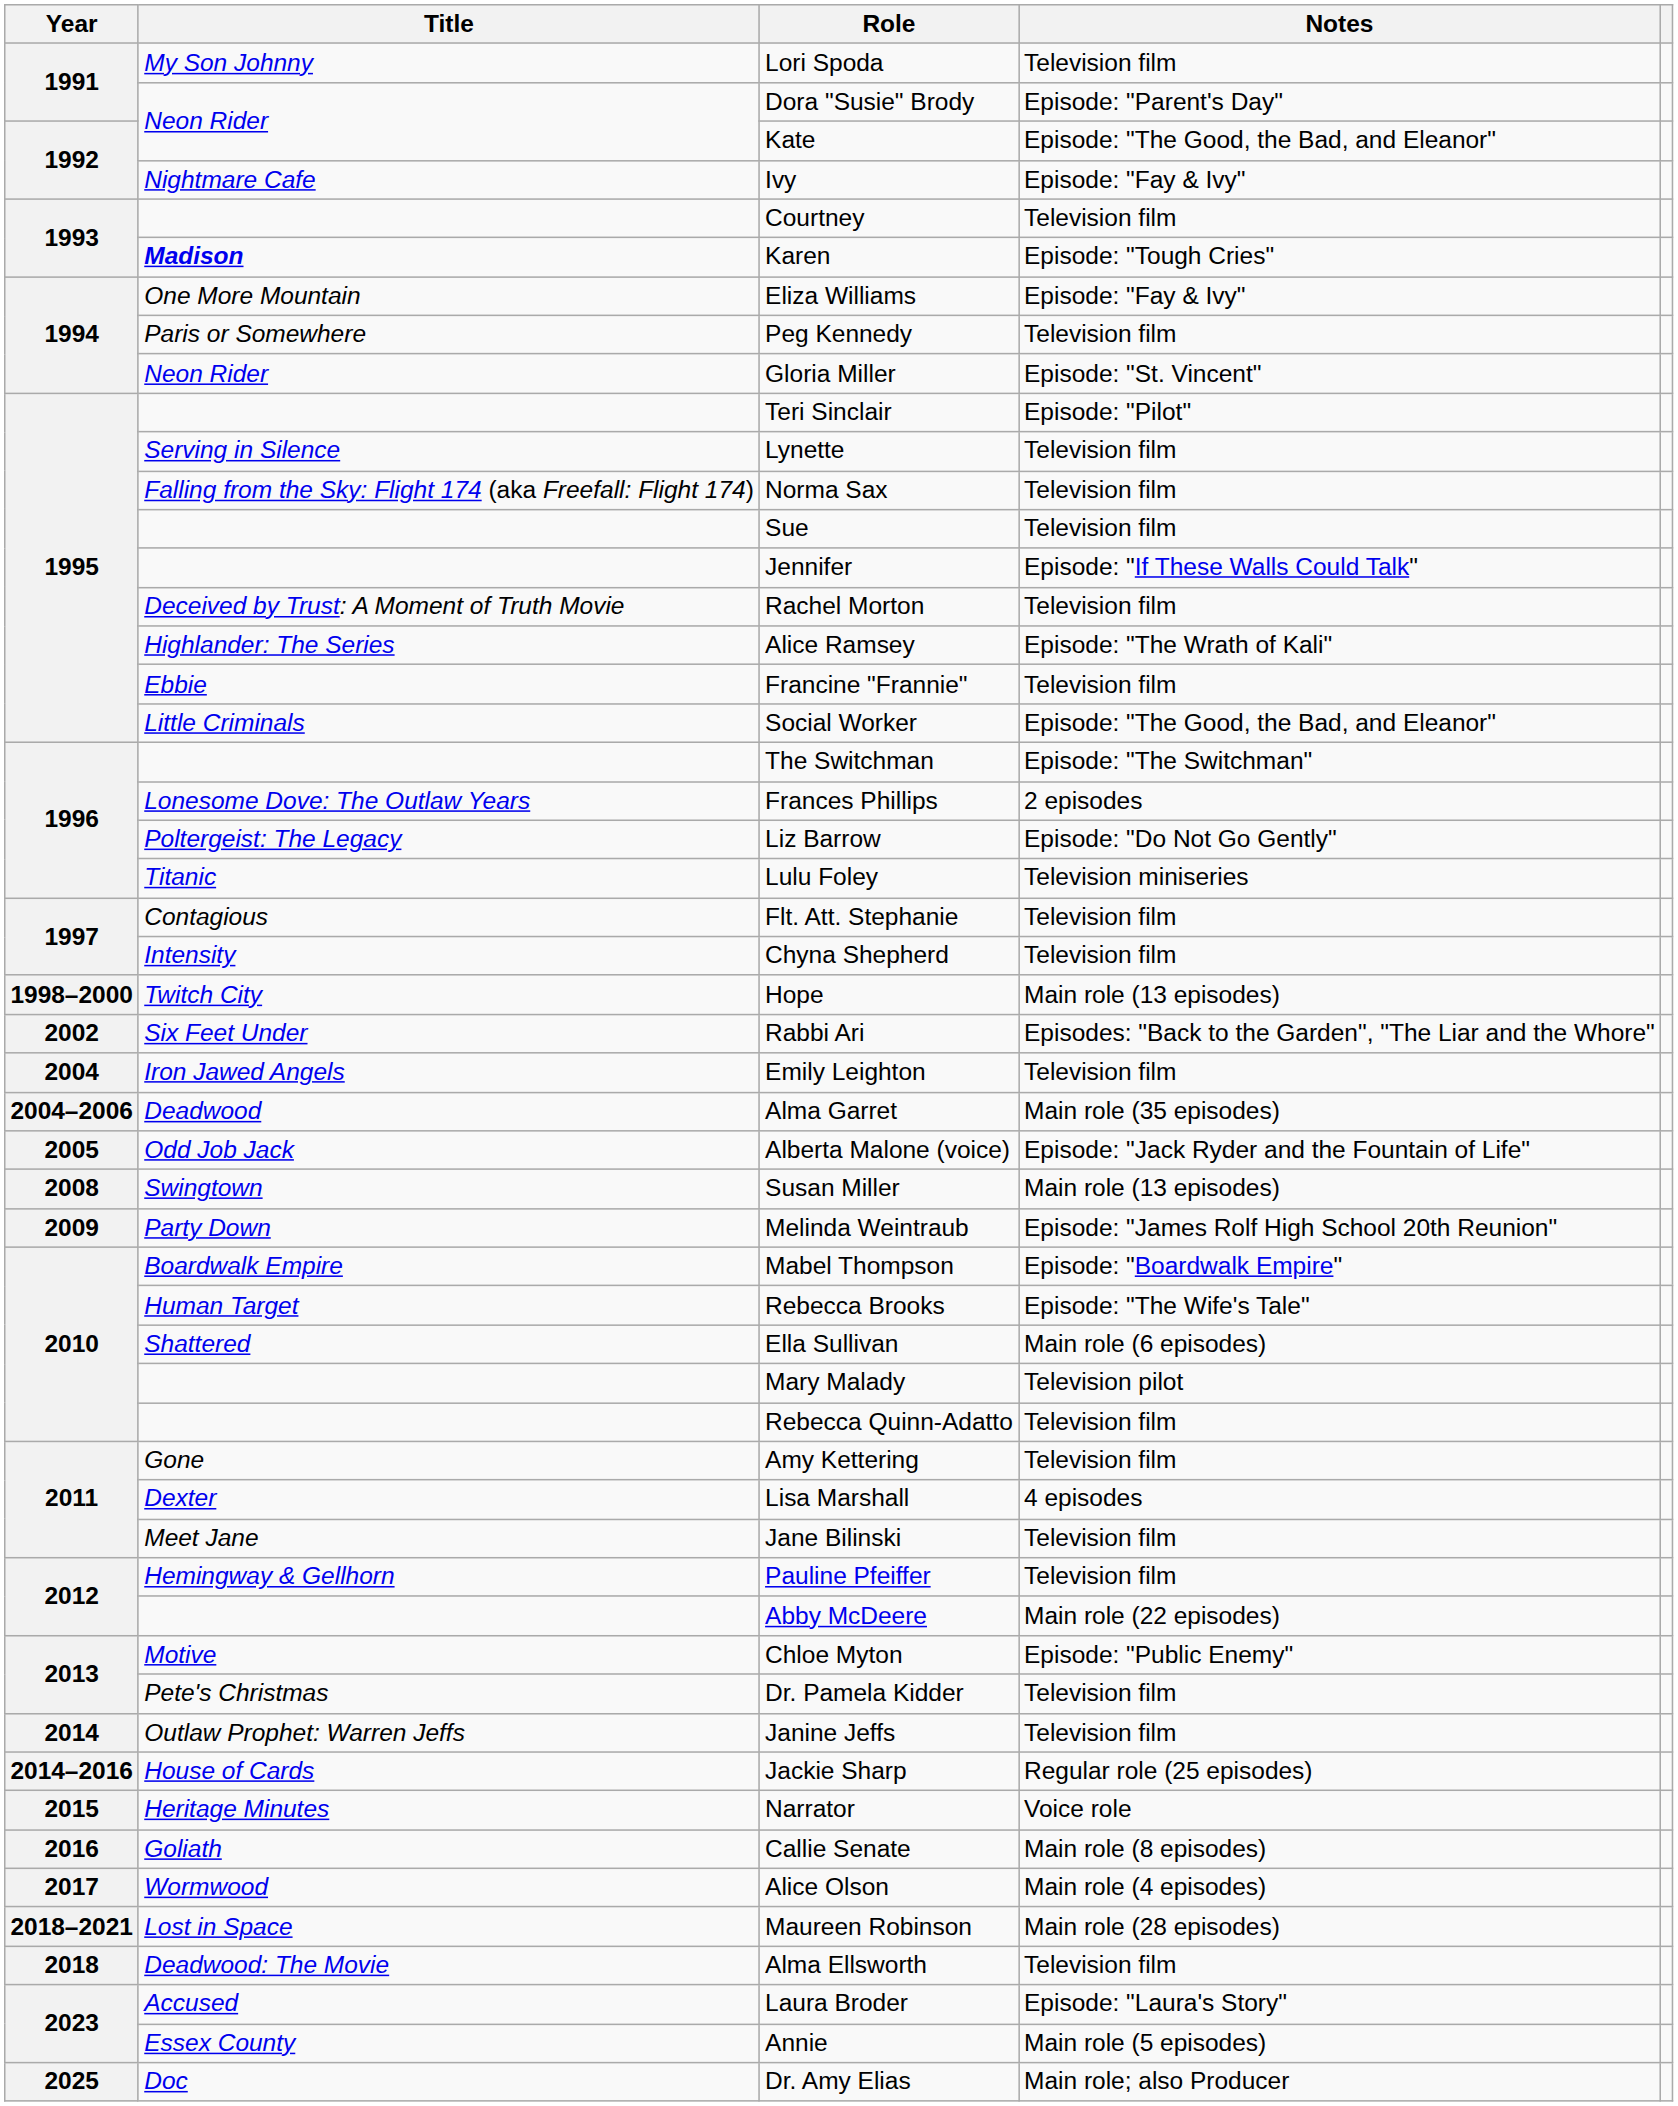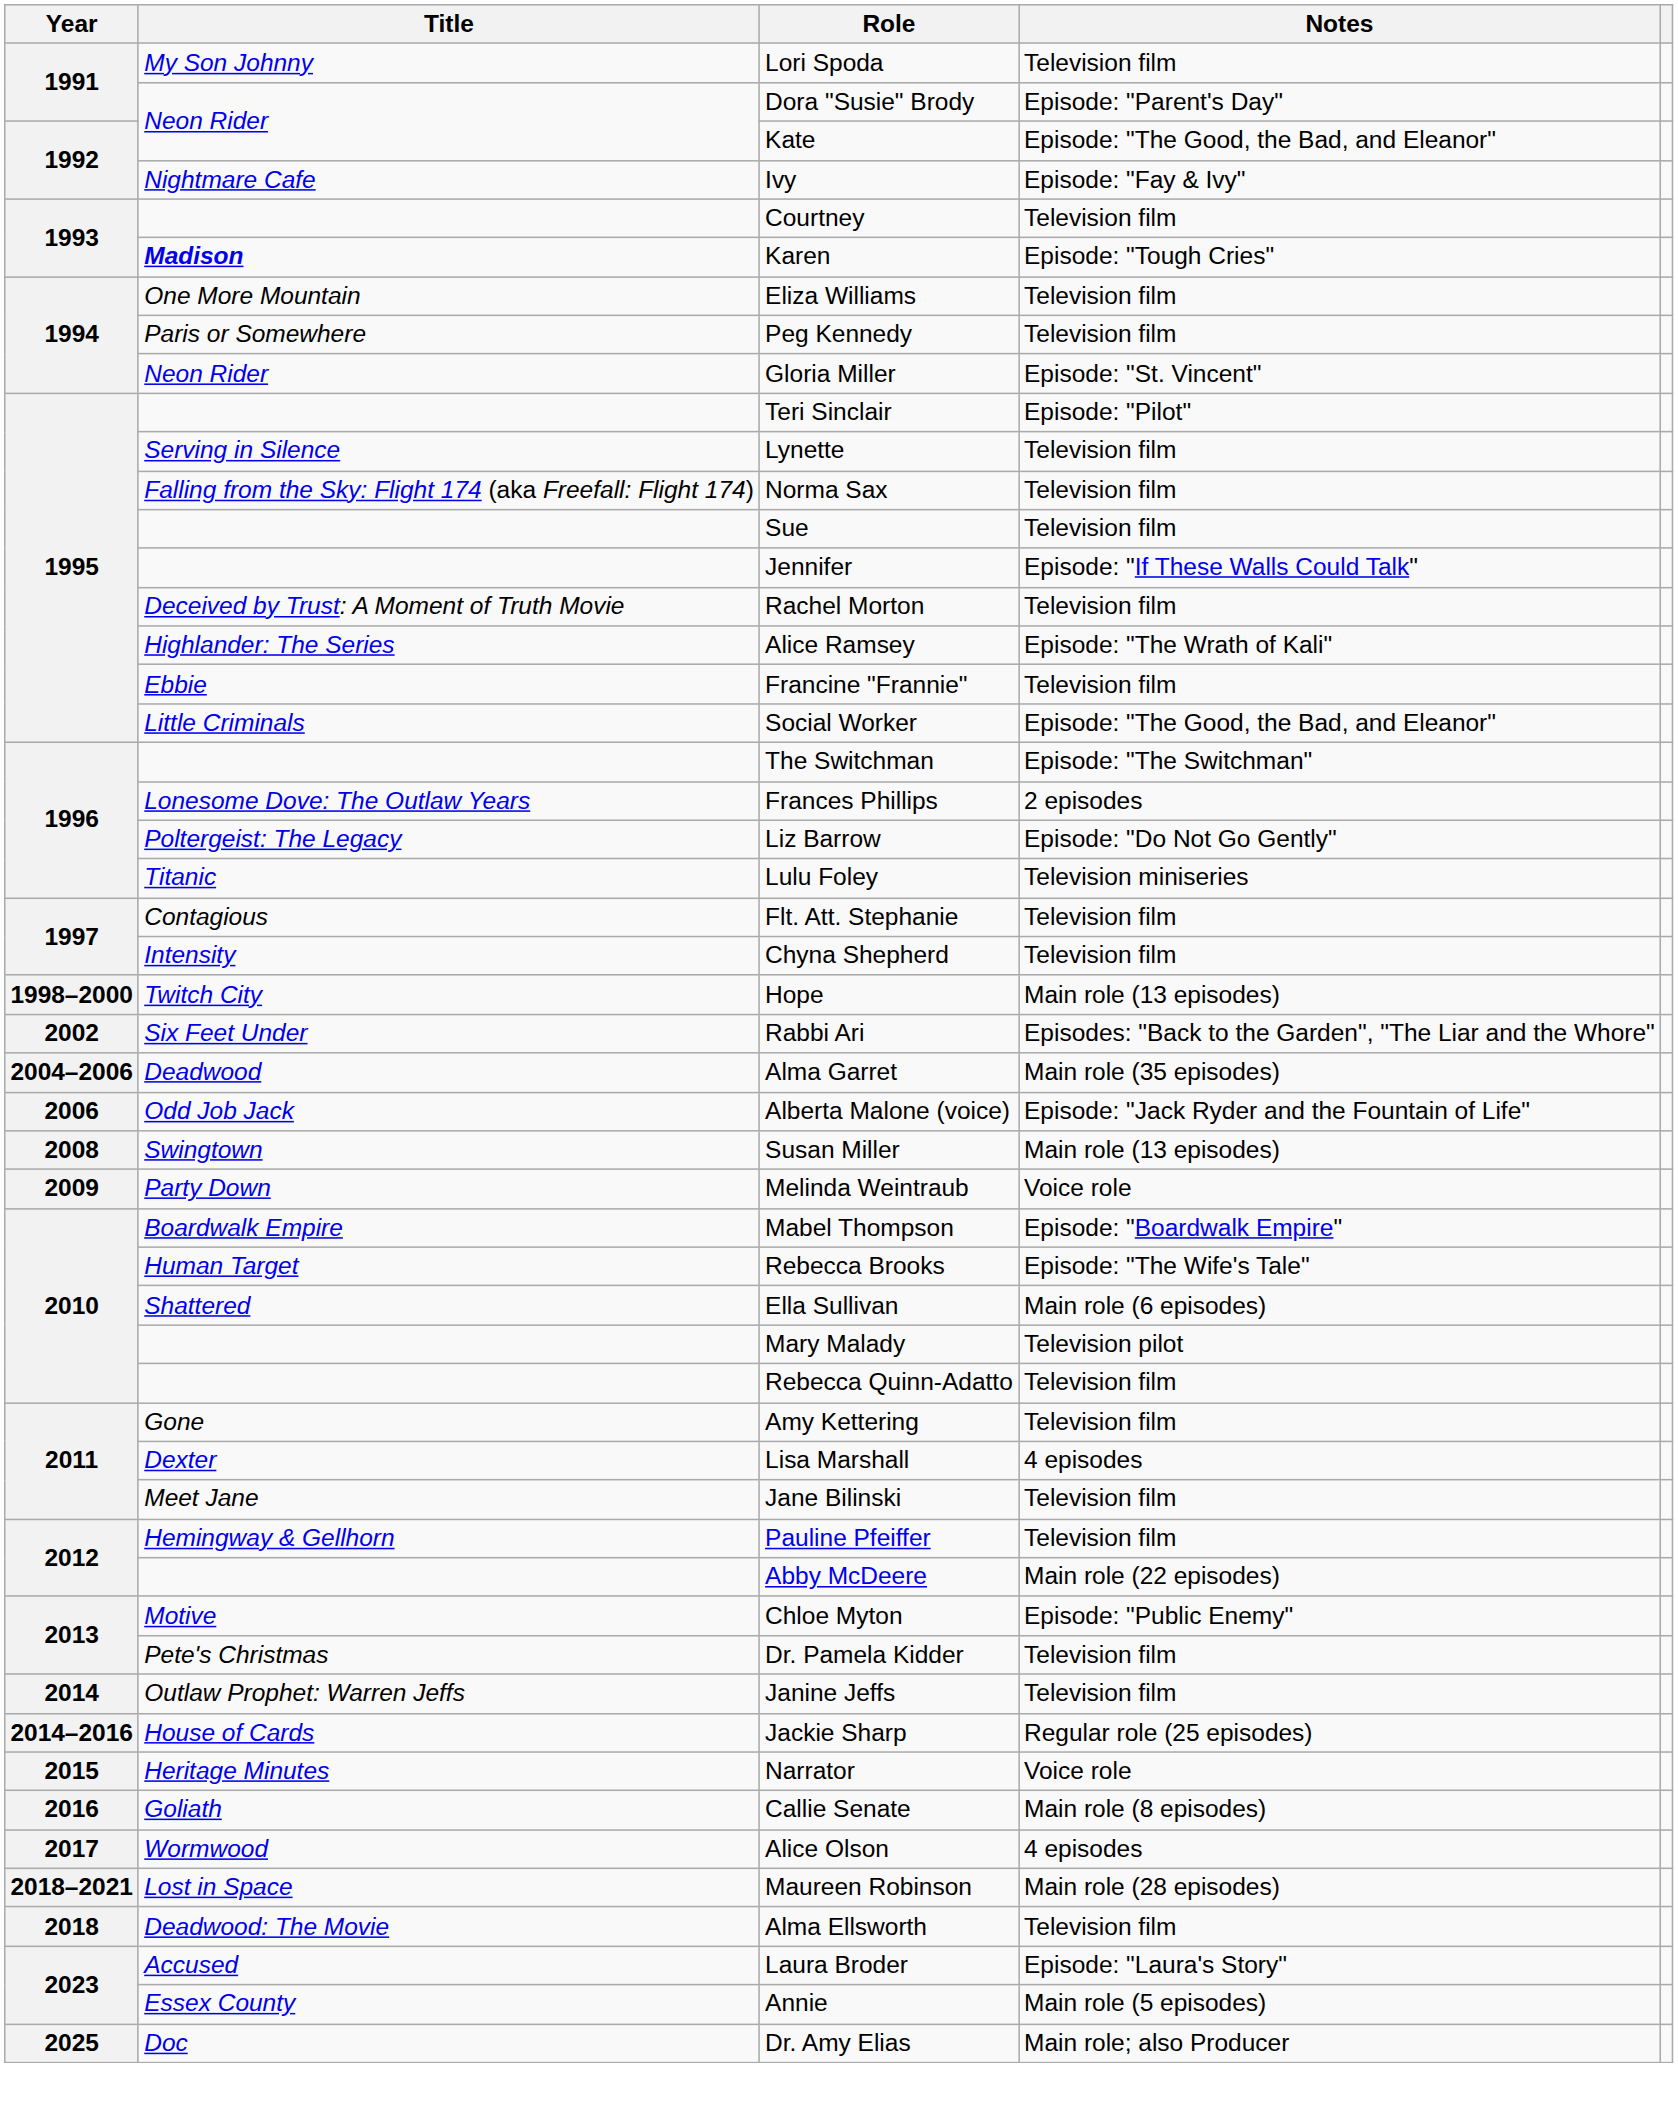(1135, 295) Episode: "Fay & Ivy" -> (1100, 295) Television film
- row: (845, 1072)
(72, 1149) 2005 -> (72, 1110) 2006
(1291, 1227) Episode: "James Rolf High School 20th Reunion" -> (1078, 1188) Voice role
(1145, 1887) Main role (4 episodes) -> (1083, 1848) 4 episodes
